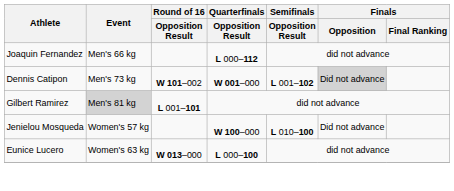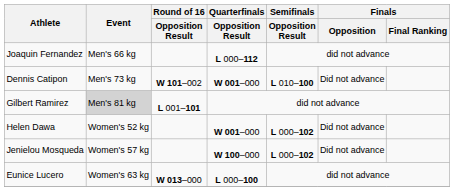(292, 84) L 001–102 -> (292, 84) L 010–100
(352, 79) lightgrey background -> (352, 79) no background
+ row: (31, 127)
(292, 132) L 010–100 -> (292, 156) L 000–102
